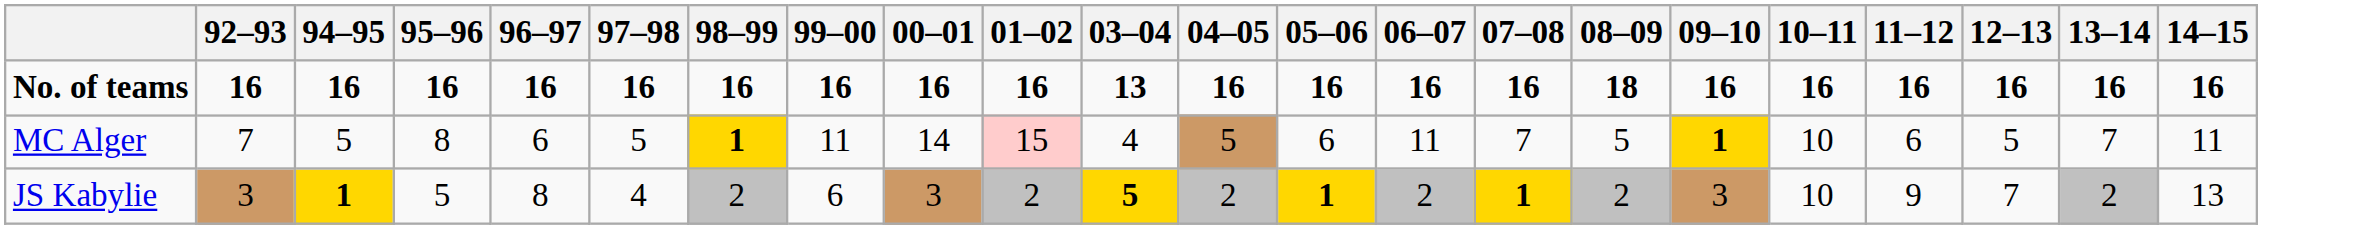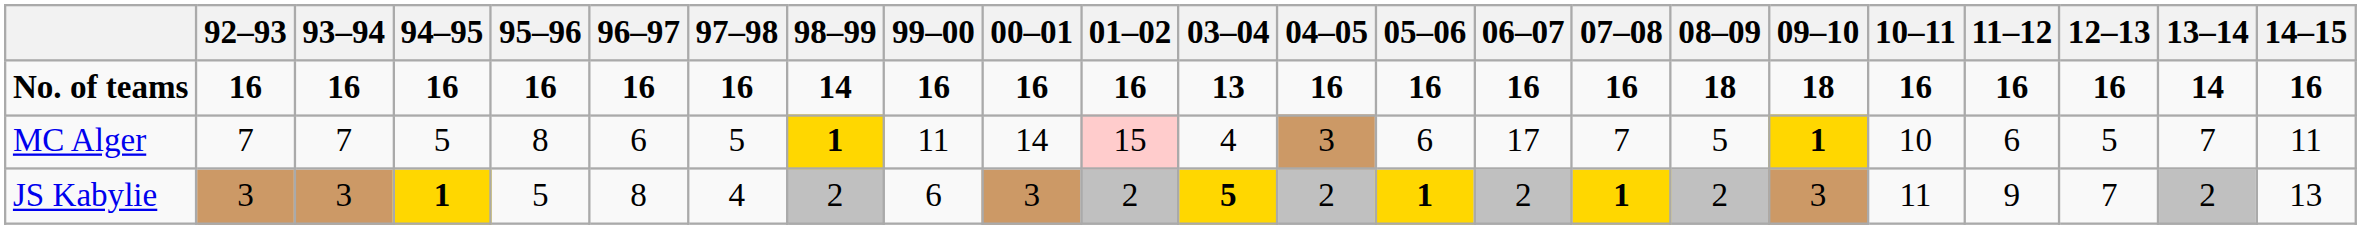+ column: (344, 32)
(737, 86) 16 -> (835, 86) 14
(1720, 86) 16 -> (1818, 86) 18
(2109, 86) 16 -> (2208, 86) 14
(1228, 141) 5 -> (1327, 141) 3
(1425, 141) 11 -> (1523, 141) 17
(1817, 196) 10 -> (1915, 196) 11
